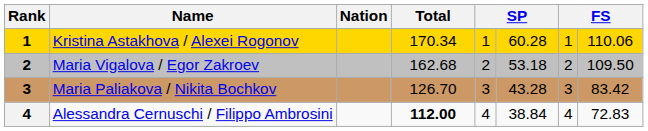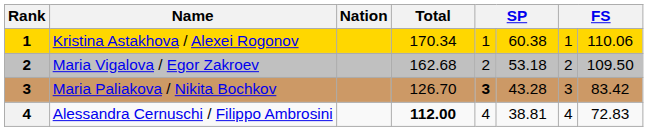(528, 41) 60.28 -> (528, 41) 60.38
(486, 89) normal -> (486, 89) bold
(528, 114) 38.84 -> (528, 114) 38.81
